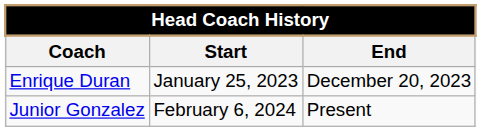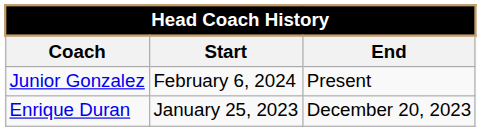rows swapped: (70, 81) <-> (77, 110)
